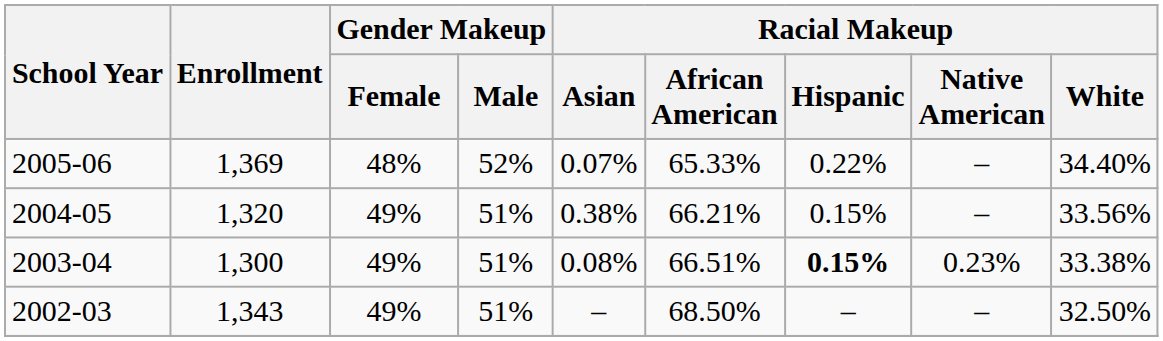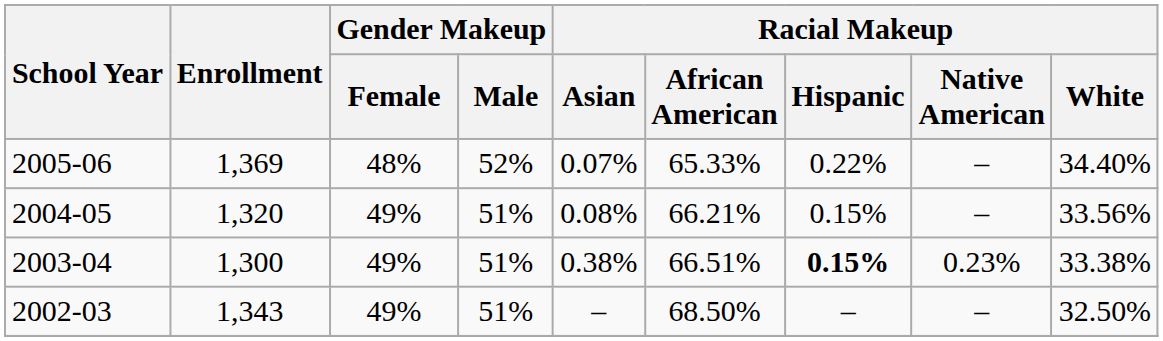(599, 212) 0.38% -> (599, 212) 0.08%
(599, 262) 0.08% -> (599, 262) 0.38%
